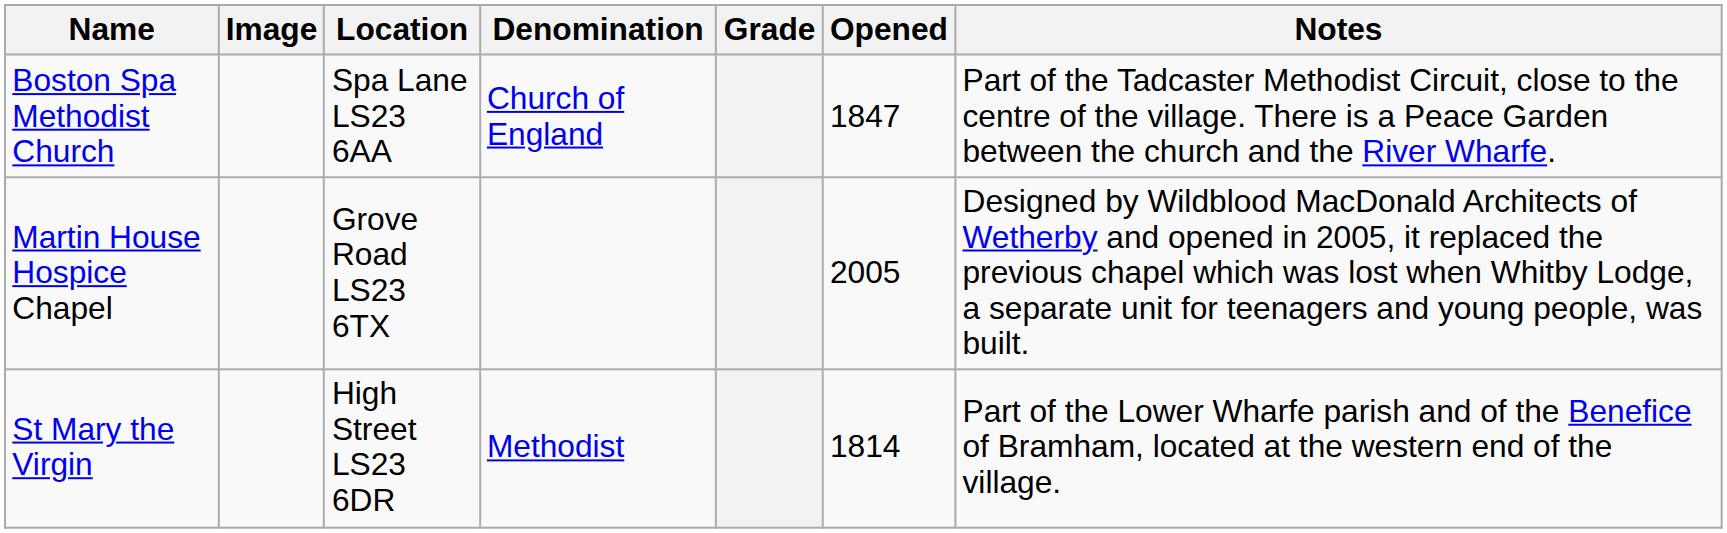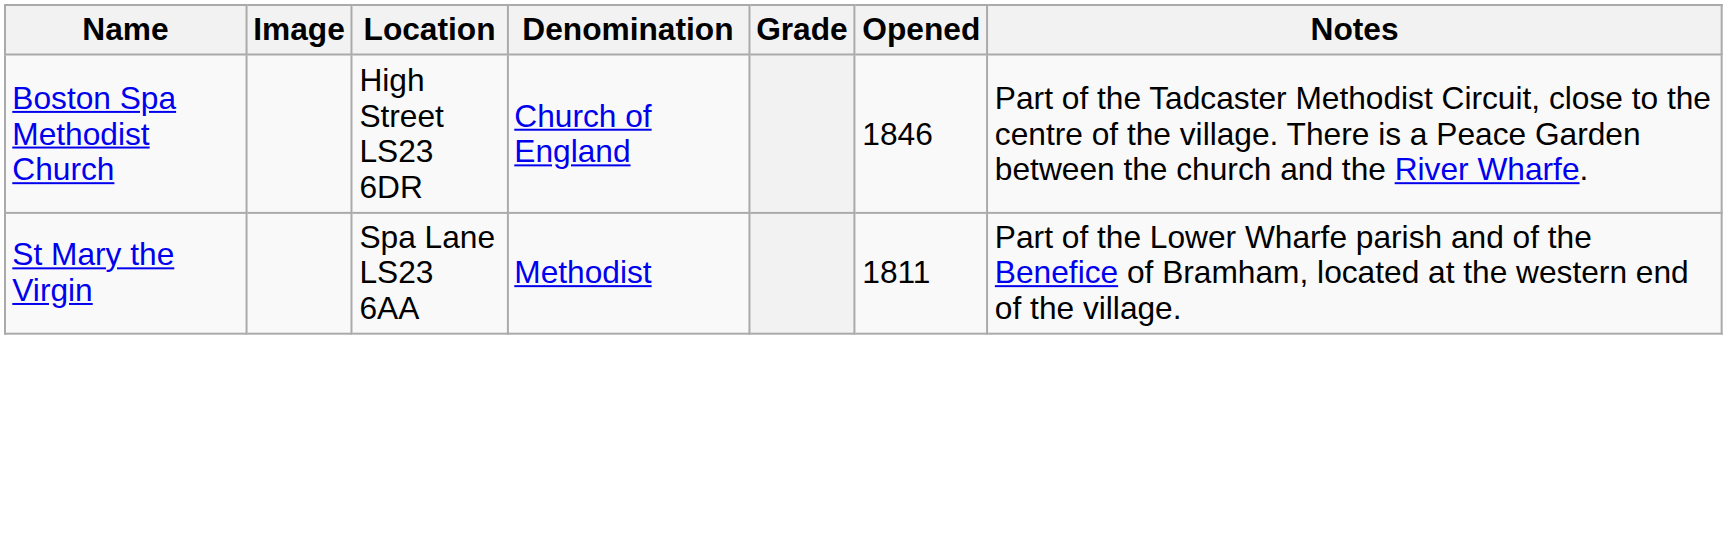(400, 115) Spa Lane LS23 6AA -> (402, 133) High Street LS23 6DR
(865, 115) 1847 -> (898, 133) 1846
- row: (106, 272)
(374, 447) High Street LS23 6DR -> (427, 272) Spa Lane LS23 6AA
(865, 447) 1814 -> (896, 272) 1811
